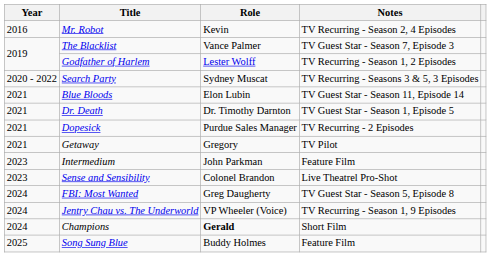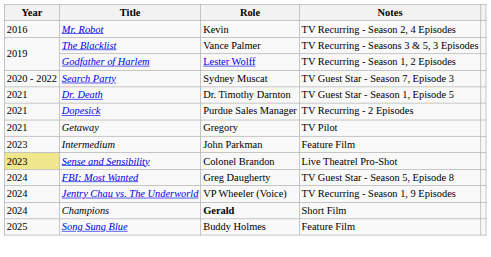(378, 45) TV Guest Star - Season 7, Episode 3 -> (390, 45) TV Recurring - Seasons 3 & 5, 3 Episodes
(390, 78) TV Recurring - Seasons 3 & 5, 3 Episodes -> (378, 78) TV Guest Star - Season 7, Episode 3
- row: (87, 95)
(17, 177) no background -> (17, 161) khaki background
